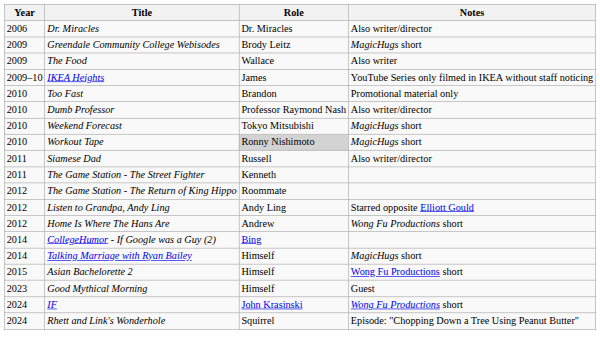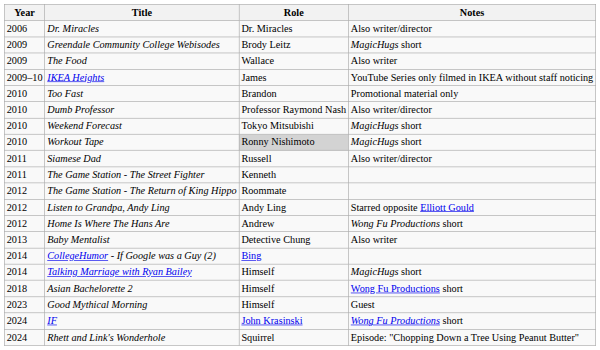+ row: (78, 239)
(17, 272) 2015 -> (17, 288) 2018
